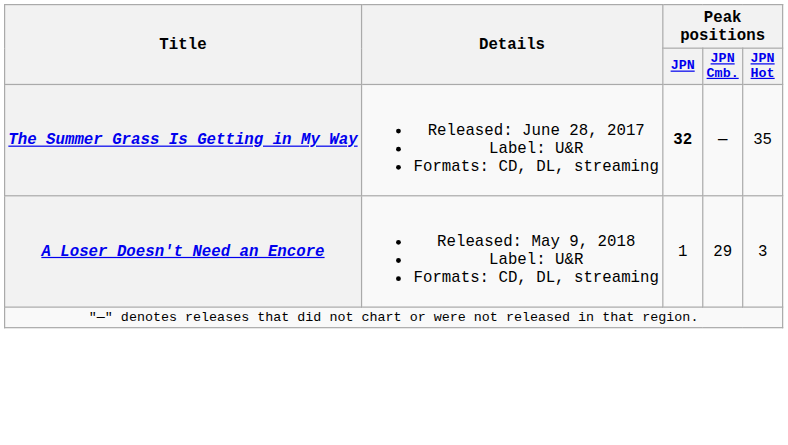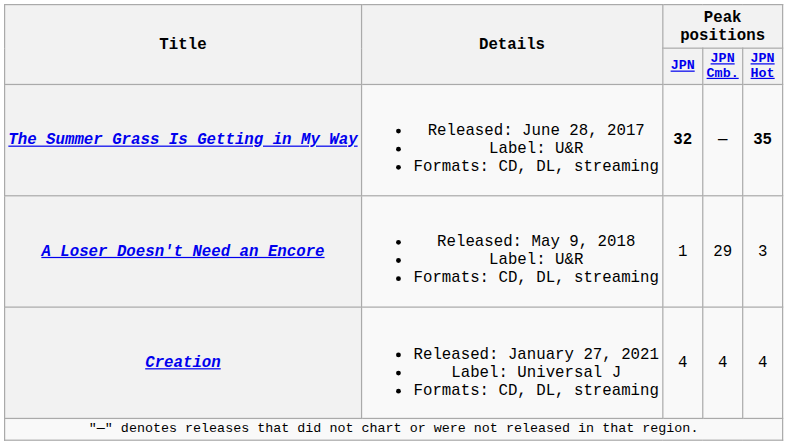(763, 140) normal -> (763, 140) bold
+ row: (183, 363)
